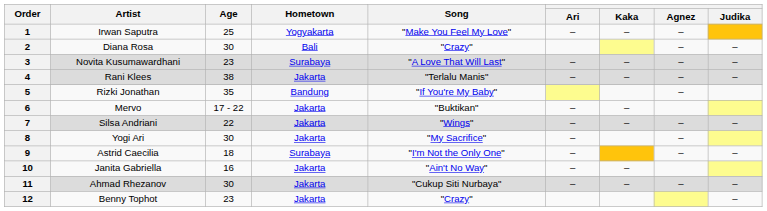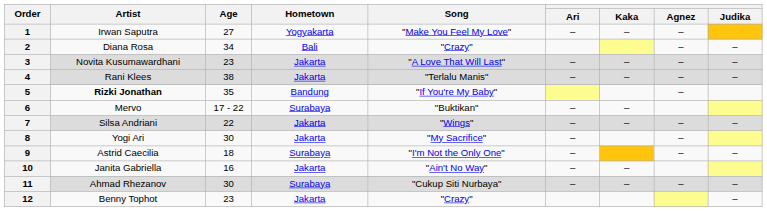(229, 31) 25 -> (229, 31) 27
(229, 46) 30 -> (229, 46) 34
(310, 62) Surabaya -> (310, 62) Jakarta
(128, 92) normal -> (128, 92) bold
(310, 107) Jakarta -> (310, 107) Surabaya
(310, 184) Jakarta -> (310, 184) Surabaya
